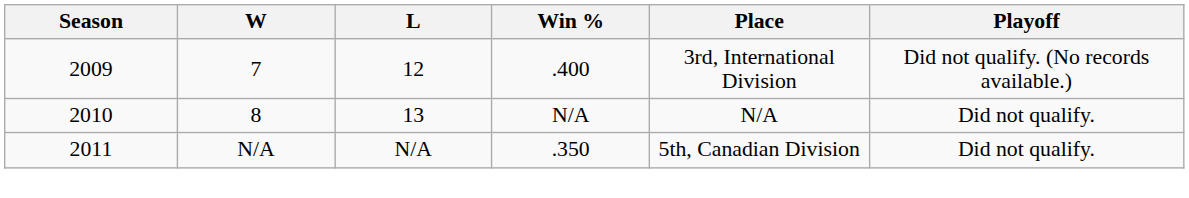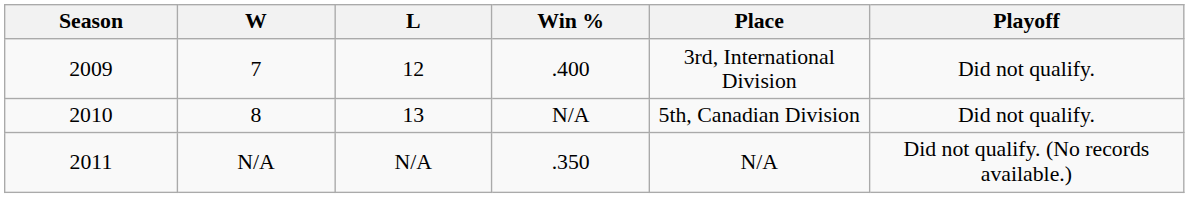(1026, 68) Did not qualify. (No records available.) -> (1026, 68) Did not qualify.
(759, 115) N/A -> (759, 115) 5th, Canadian Division
(759, 149) 5th, Canadian Division -> (759, 162) N/A
(1026, 149) Did not qualify. -> (1026, 162) Did not qualify. (No records available.)
